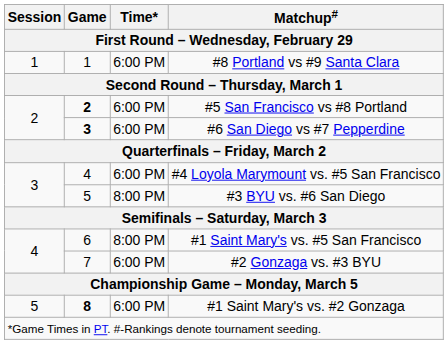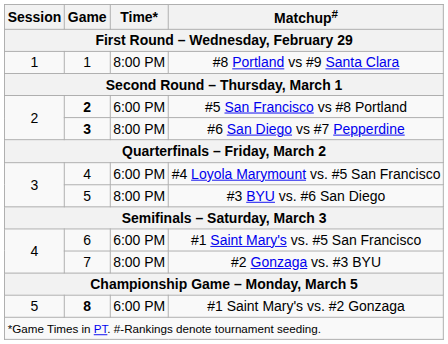(139, 63) 6:00 PM -> (139, 63) 8:00 PM
(139, 129) 6:00 PM -> (139, 129) 8:00 PM
(139, 240) 8:00 PM -> (139, 240) 6:00 PM
(139, 262) 6:00 PM -> (139, 262) 8:00 PM
